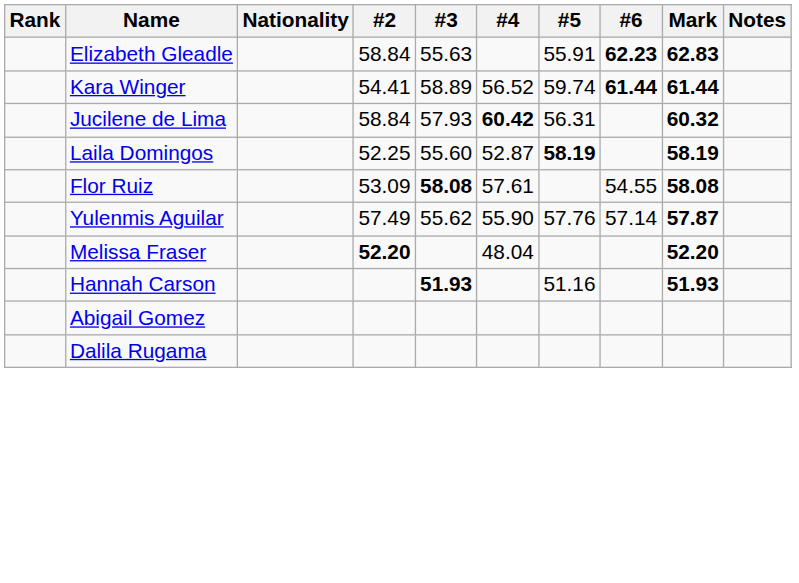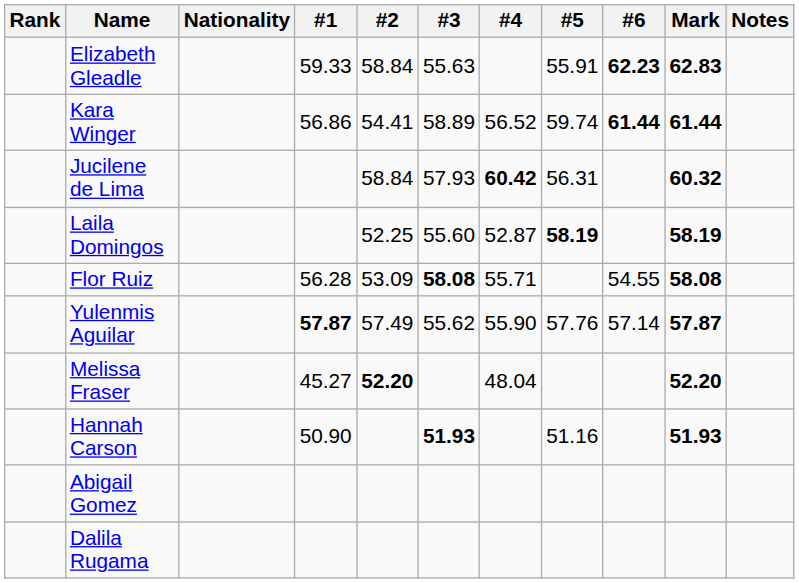+ column: (326, 20)
(508, 185) 57.61 -> (511, 279) 55.71
